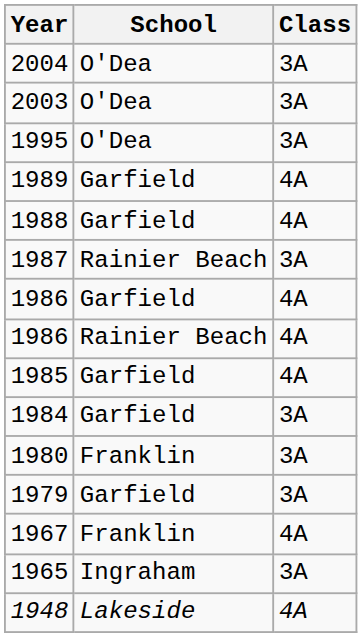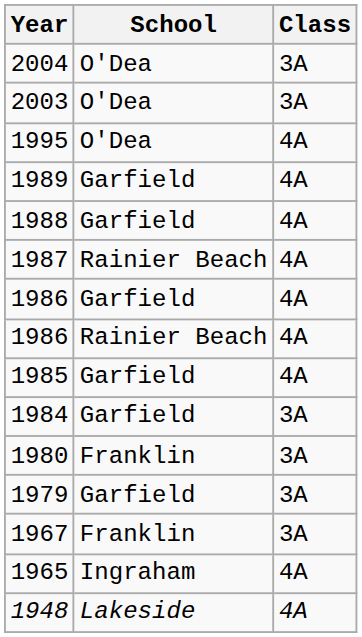(293, 142) 3A -> (293, 142) 4A
(293, 260) 3A -> (293, 260) 4A
(293, 534) 4A -> (293, 534) 3A
(293, 573) 3A -> (293, 573) 4A
